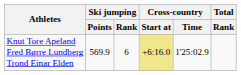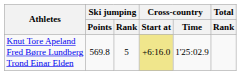(100, 53) 569.9 -> (100, 53) 569.8
(127, 53) 6 -> (127, 53) 5
